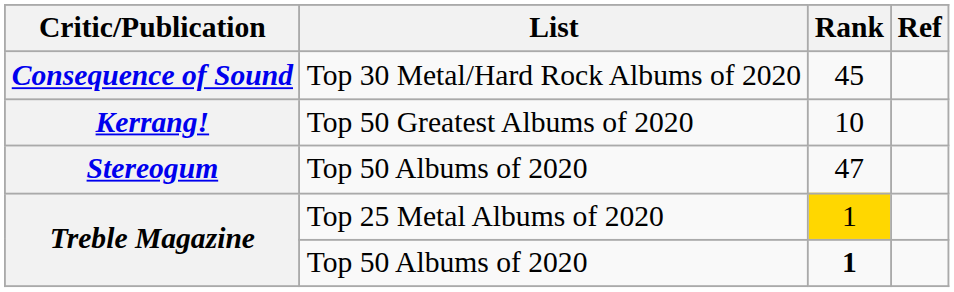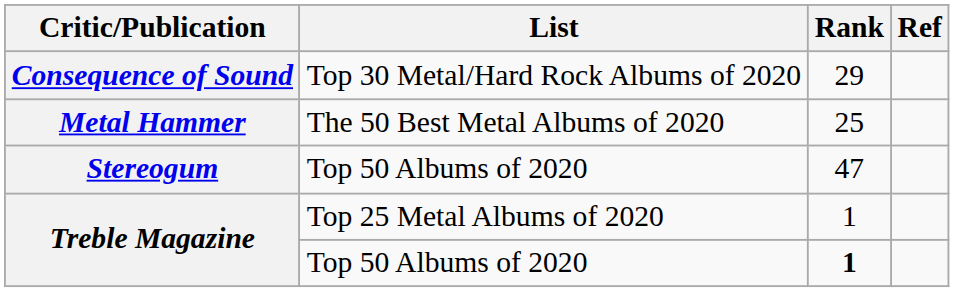(849, 74) 45 -> (849, 74) 29
- row: (152, 121)
+ row: (152, 121)
(849, 215) gold background -> (849, 215) no background
